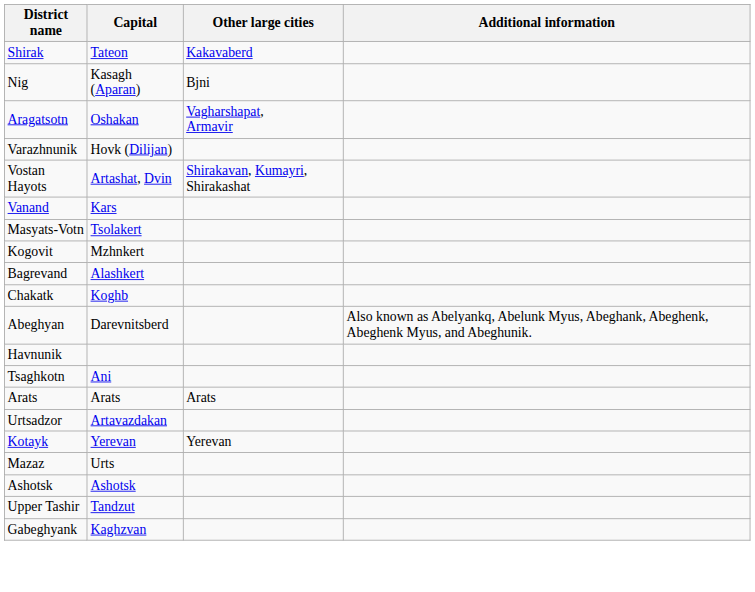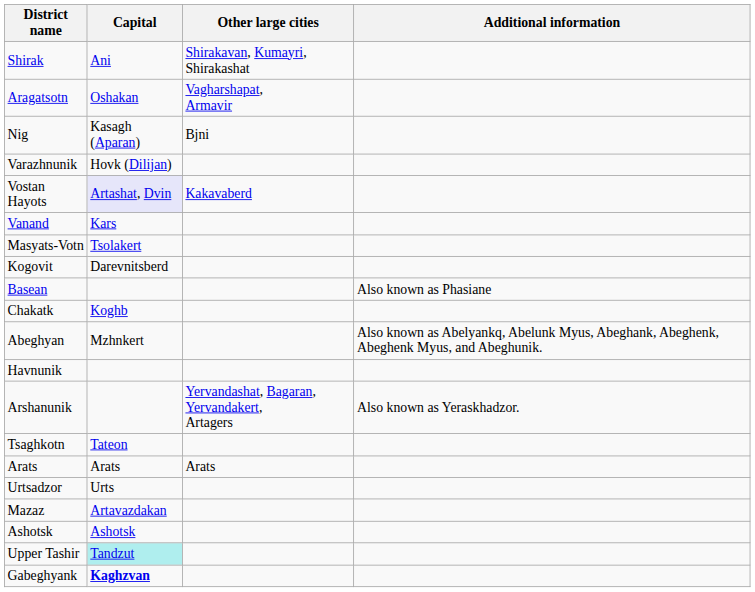(109, 52) Tateon -> (101, 60) Ani
(219, 52) Kakavaberd -> (246, 60) Shirakavan, Kumayri, Shirakashat
rows swapped: (38, 119) <-> (18, 82)
(131, 178) no background -> (131, 194) lavender background
(247, 178) Shirakavan, Kumayri, Shirakashat -> (219, 194) Kakavaberd
(117, 251) Mzhnkert -> (129, 267) Darevnitsberd
+ row: (27, 289)
- row: (37, 273)
(130, 325) Darevnitsberd -> (117, 340) Mzhnkert
+ row: (40, 407)
(101, 376) Ani -> (109, 444) Tateon
(129, 420) Artavazdakan -> (102, 488) Urts
- row: (28, 441)
(102, 463) Urts -> (128, 510) Artavazdakan
(113, 507) no background -> (112, 553) paleturquoise background
(118, 529) normal -> (120, 575) bold
